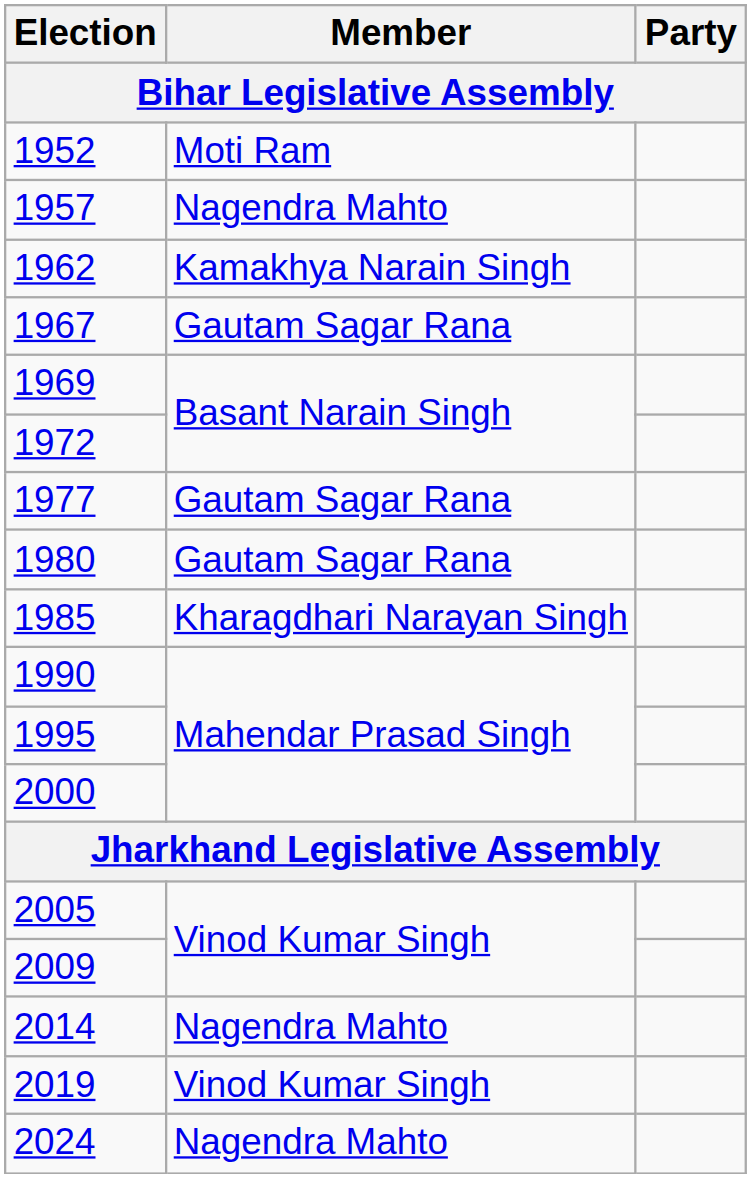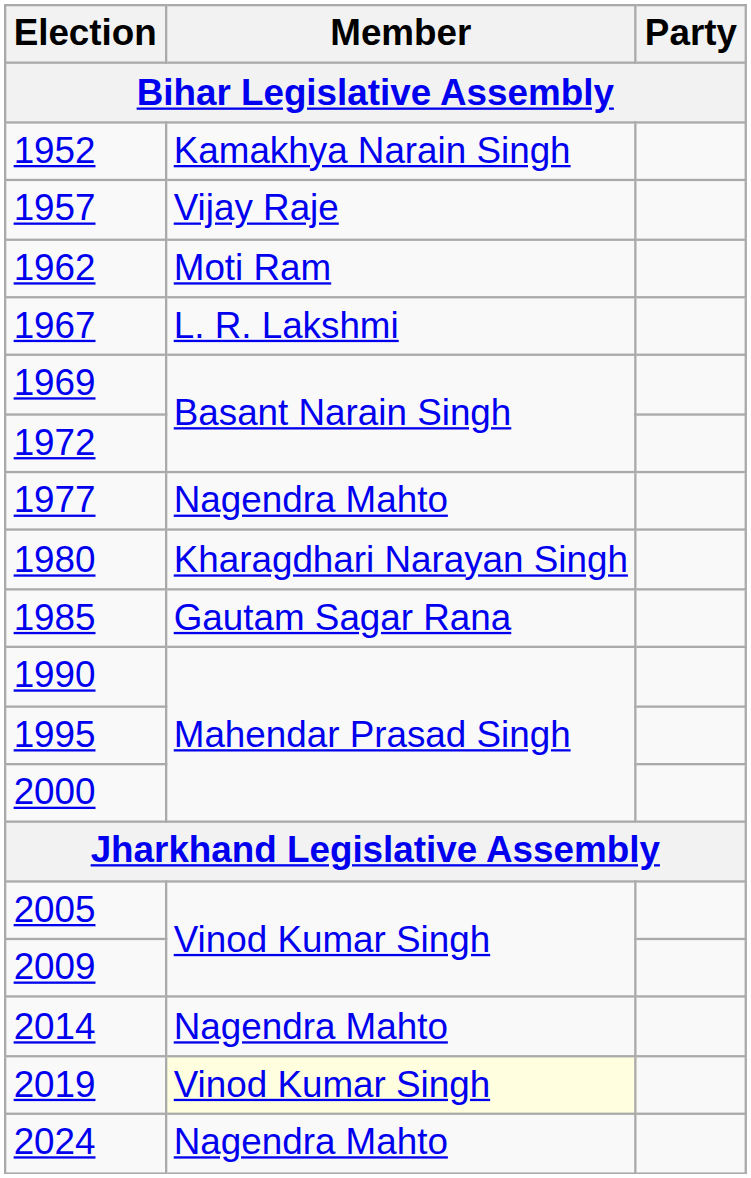(252, 150) Moti Ram -> (372, 150) Kamakhya Narain Singh
(311, 208) Nagendra Mahto -> (256, 208) Vijay Raje
(372, 267) Kamakhya Narain Singh -> (252, 267) Moti Ram
(342, 325) Gautam Sagar Rana -> (286, 325) L. R. Lakshmi
(342, 500) Gautam Sagar Rana -> (311, 500) Nagendra Mahto
(342, 558) Gautam Sagar Rana -> (401, 558) Kharagdhari Narayan Singh
(401, 617) Kharagdhari Narayan Singh -> (342, 617) Gautam Sagar Rana
(332, 1084) no background -> (332, 1084) lightyellow background
